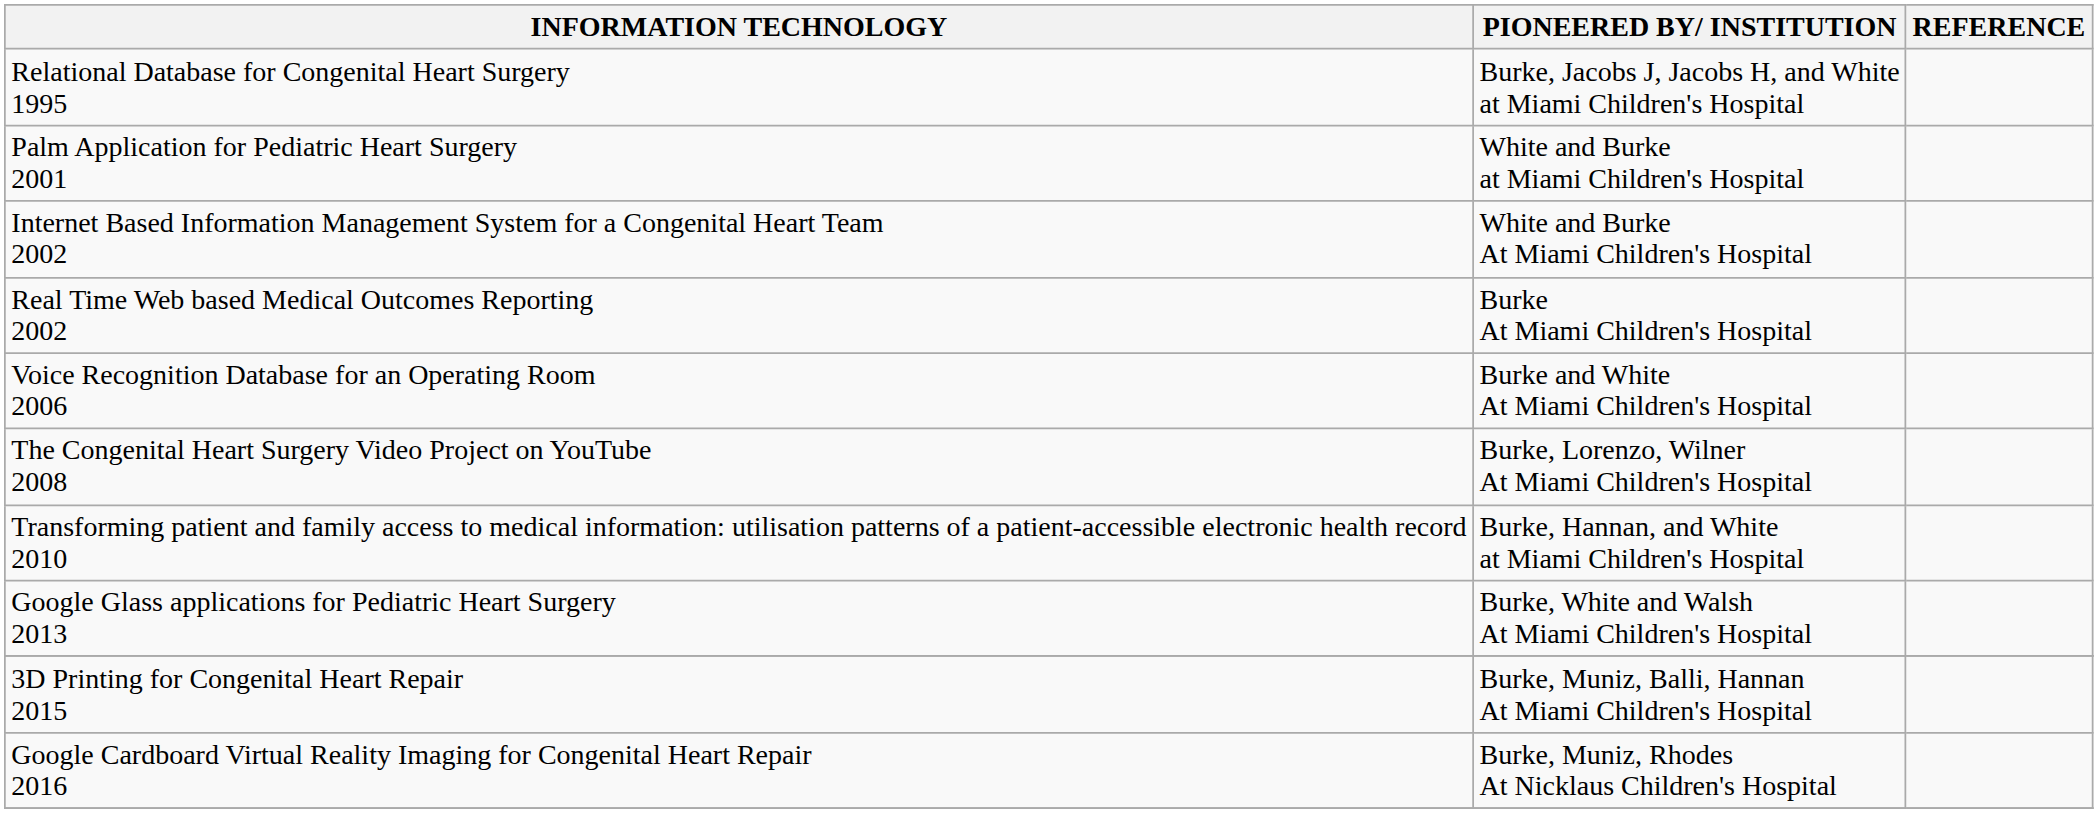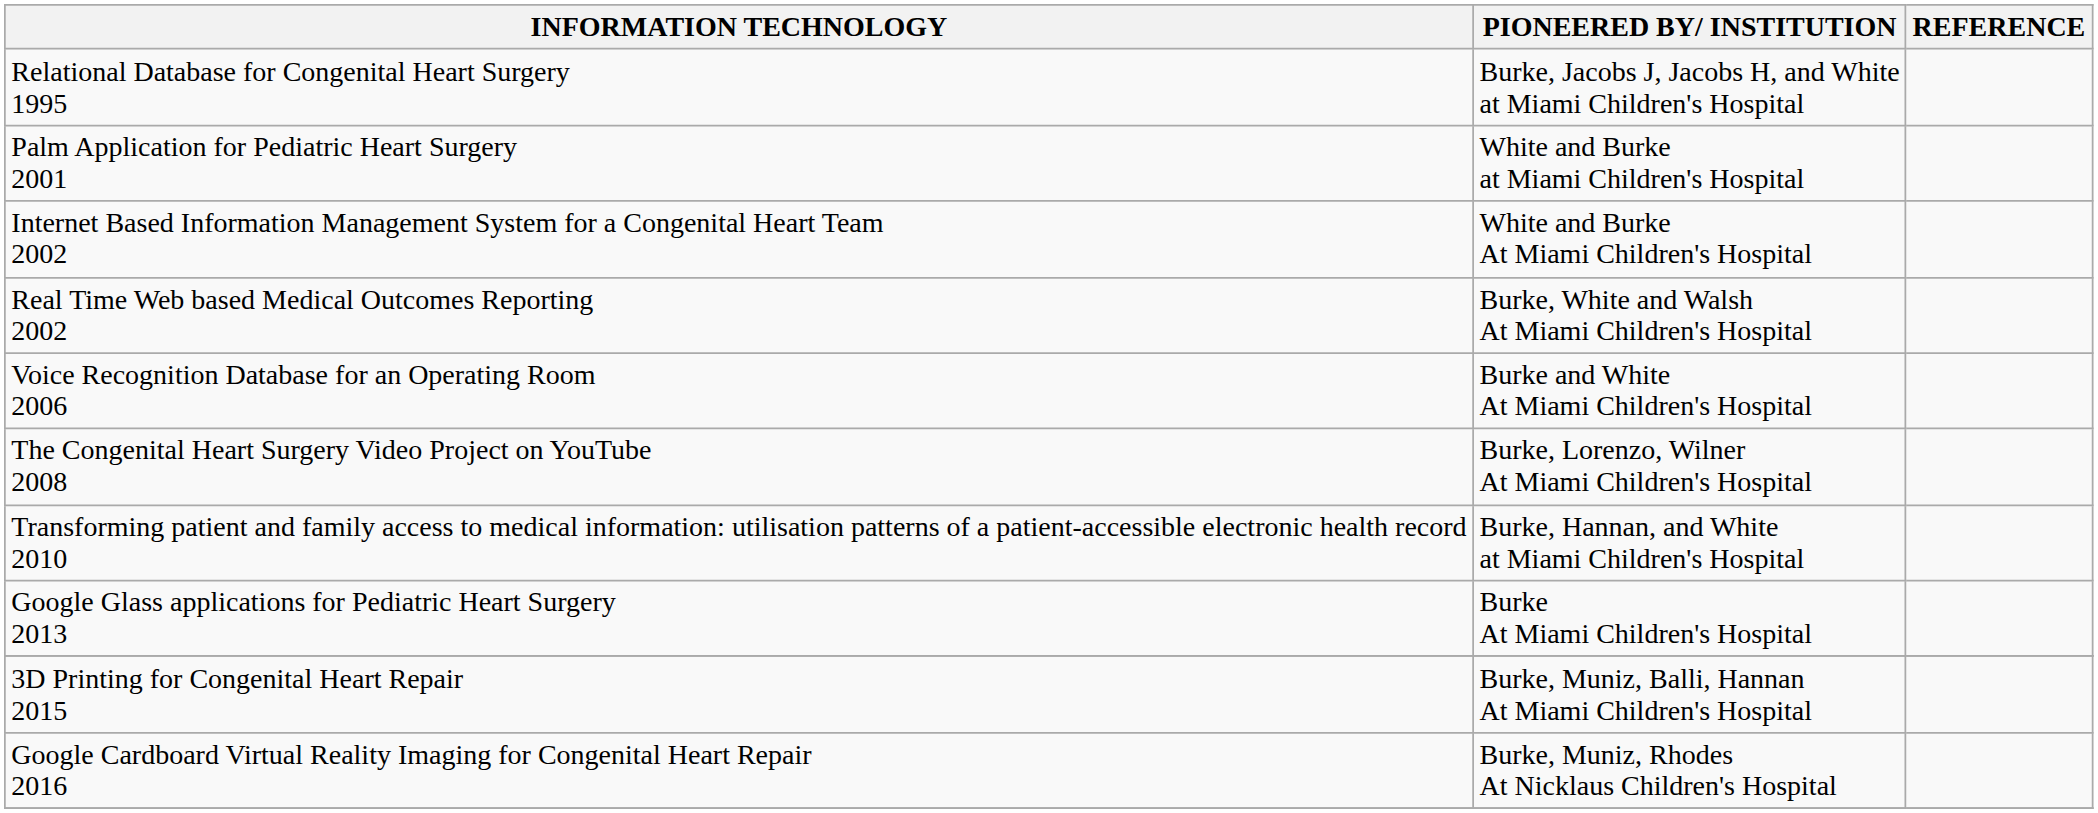(1646, 314) Burke At Miami Children's Hospital -> (1646, 314) Burke, White and Walsh At Miami Children's Hospital
(1646, 618) Burke, White and Walsh At Miami Children's Hospital -> (1646, 618) Burke At Miami Children's Hospital
